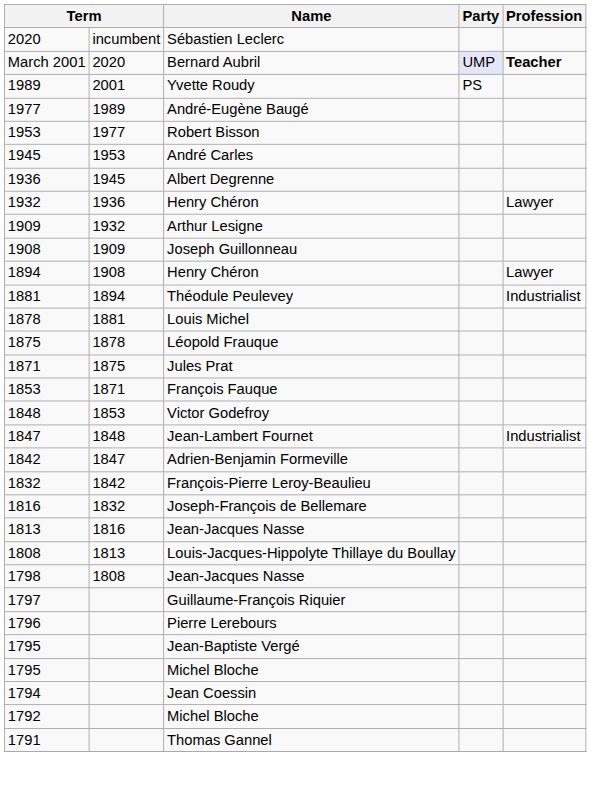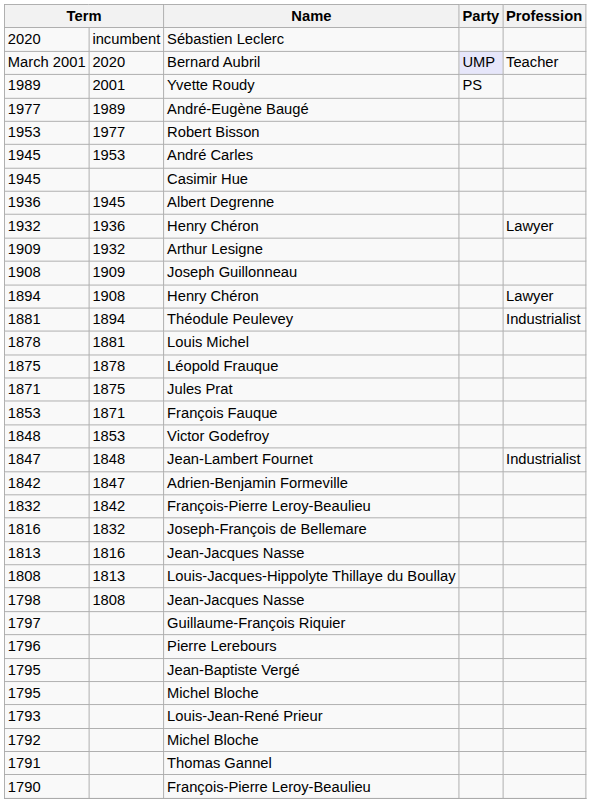(534, 62) bold -> (532, 62) normal
+ row: (24, 179)
- row: (24, 693)
+ row: (24, 716)
+ row: (24, 786)
